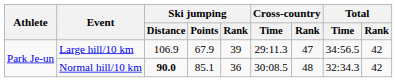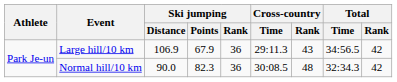(236, 49) 39 -> (236, 49) 36
(307, 49) 47 -> (307, 49) 43
(166, 67) bold -> (166, 67) normal
(204, 67) 85.1 -> (204, 67) 82.3
